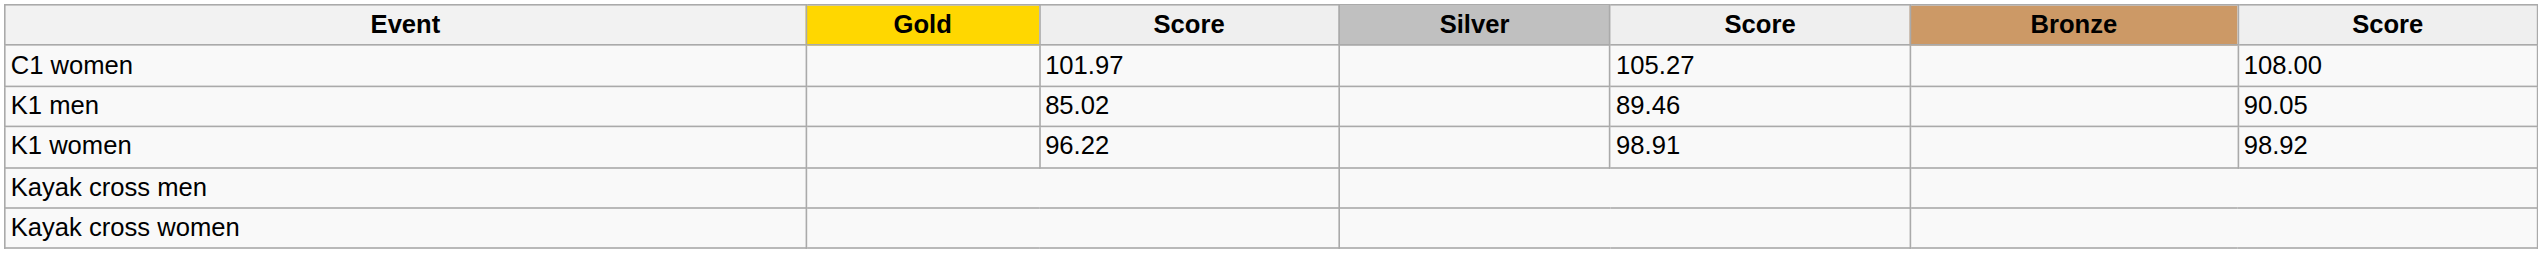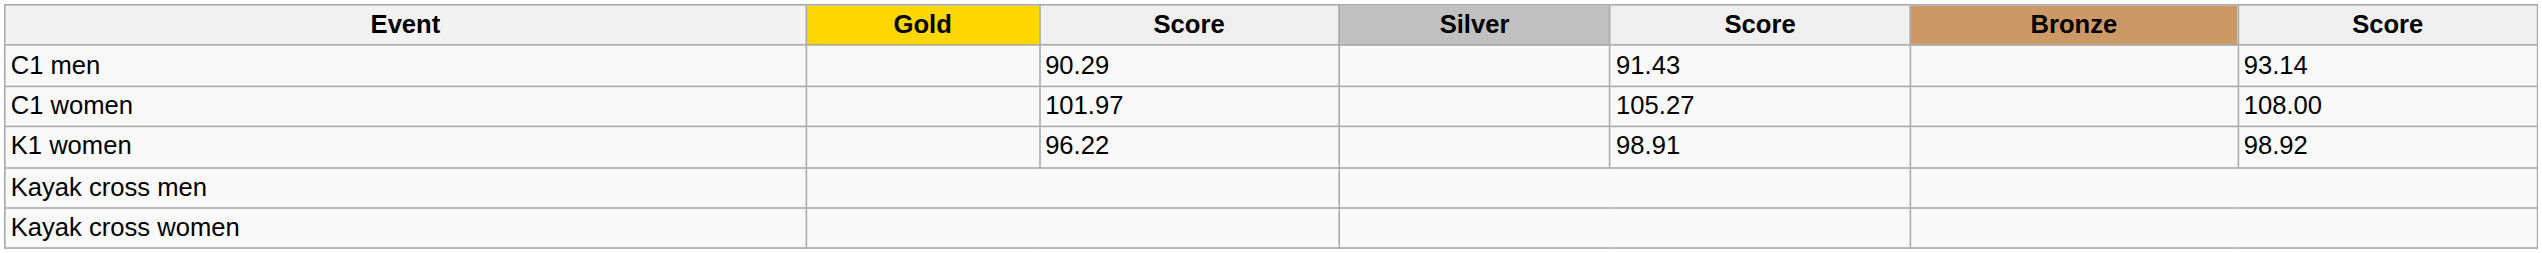+ row: (56, 65)
- row: (55, 106)
